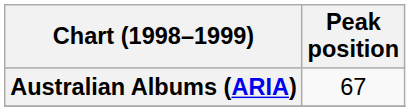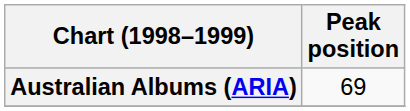(353, 86) 67 -> (353, 86) 69
